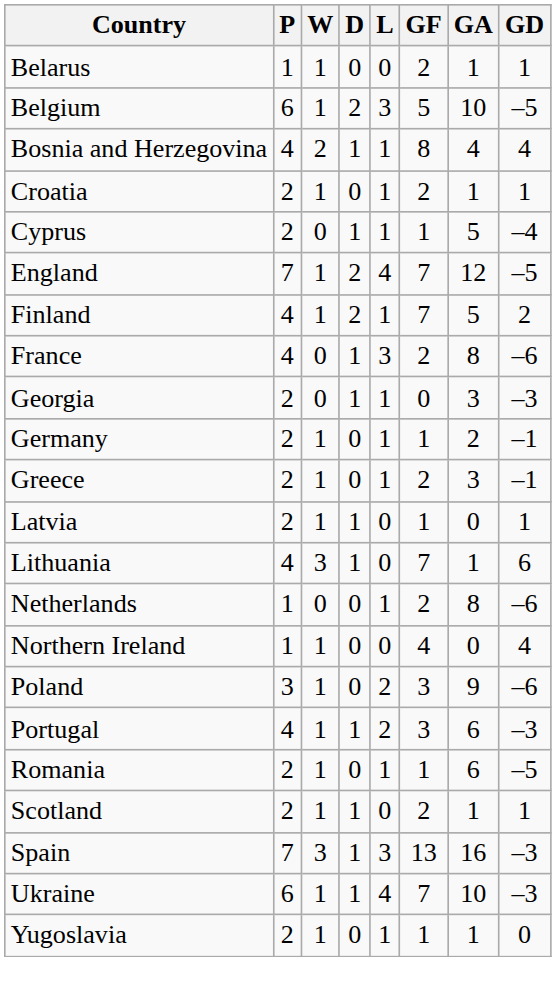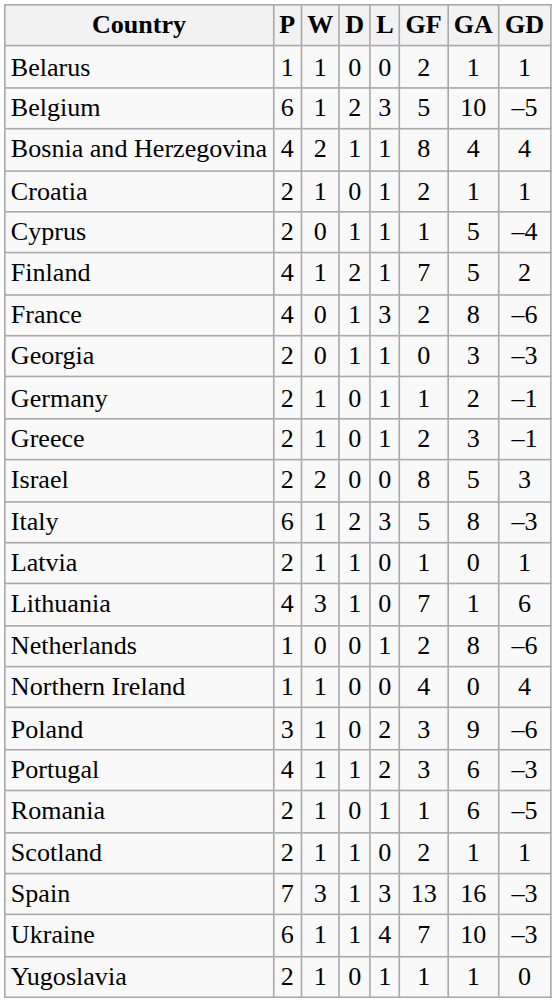- row: (54, 273)
+ row: (40, 480)
+ row: (35, 521)
